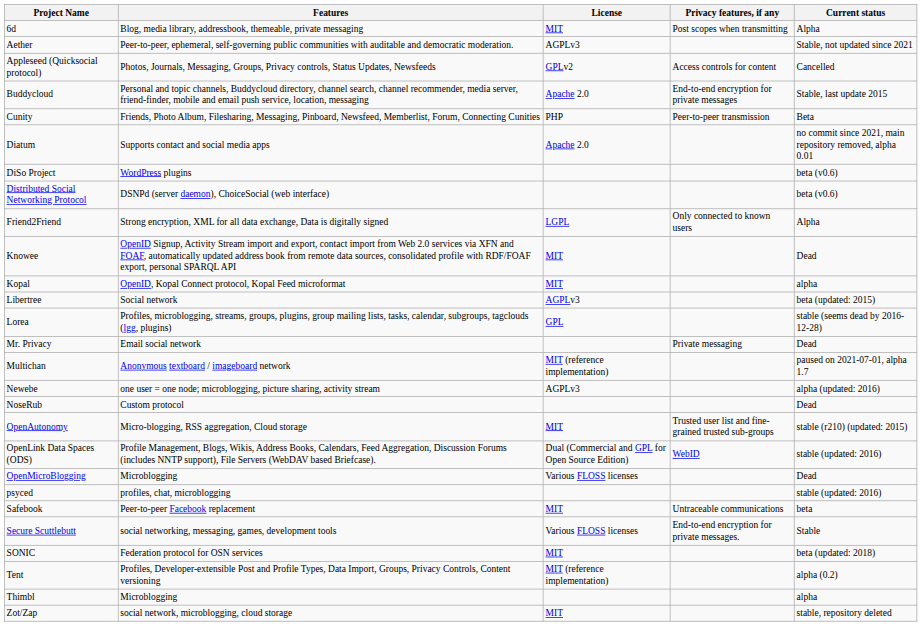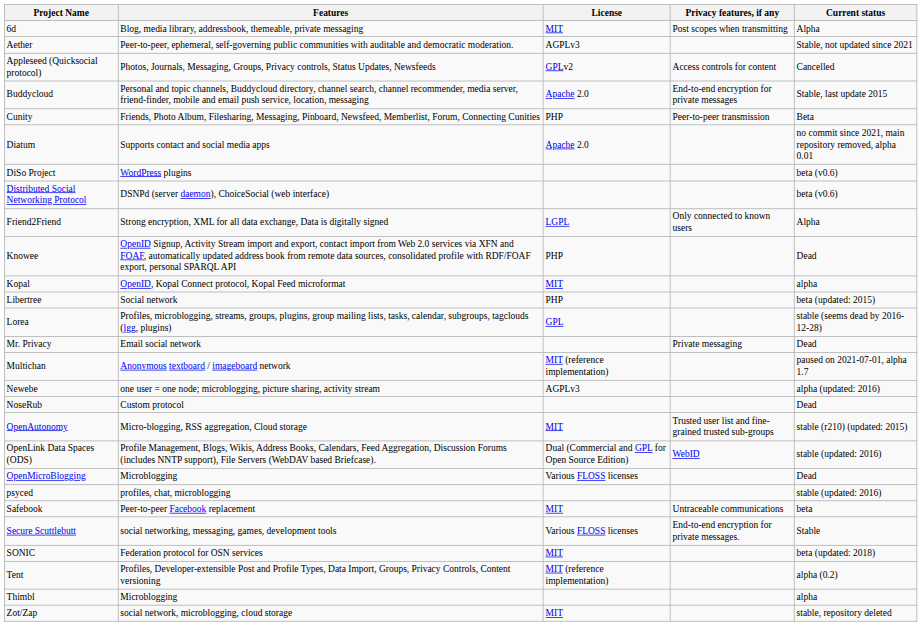(554, 256) MIT -> (554, 256) PHP
(563, 300) AGPLv3 -> (554, 300) PHP
